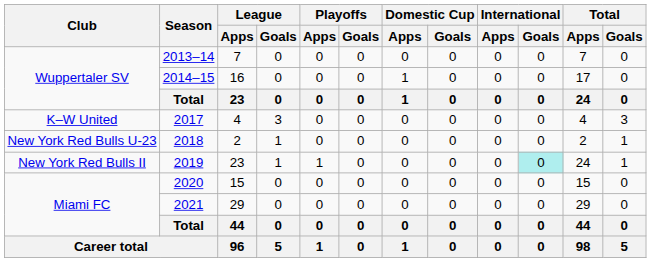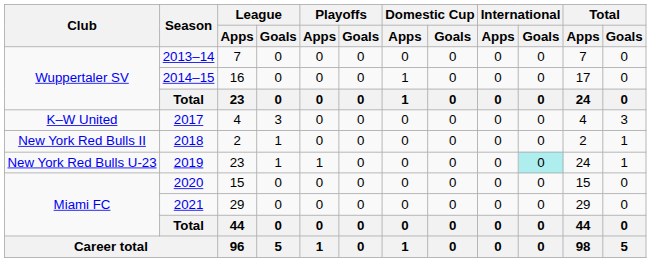(82, 141) New York Red Bulls U-23 -> (82, 141) New York Red Bulls II
(82, 162) New York Red Bulls II -> (82, 162) New York Red Bulls U-23
